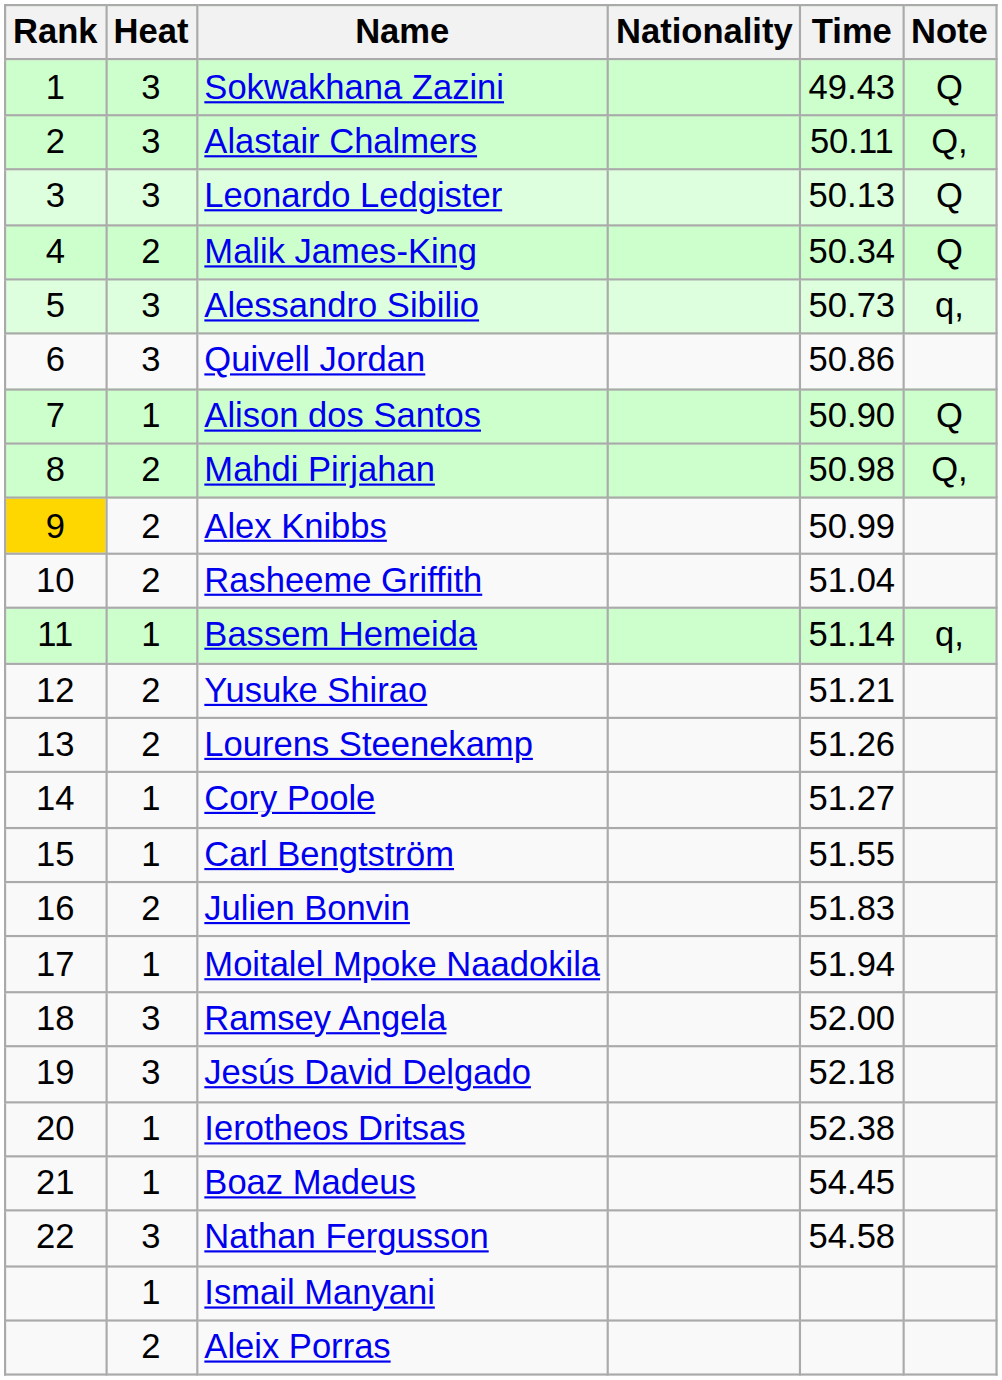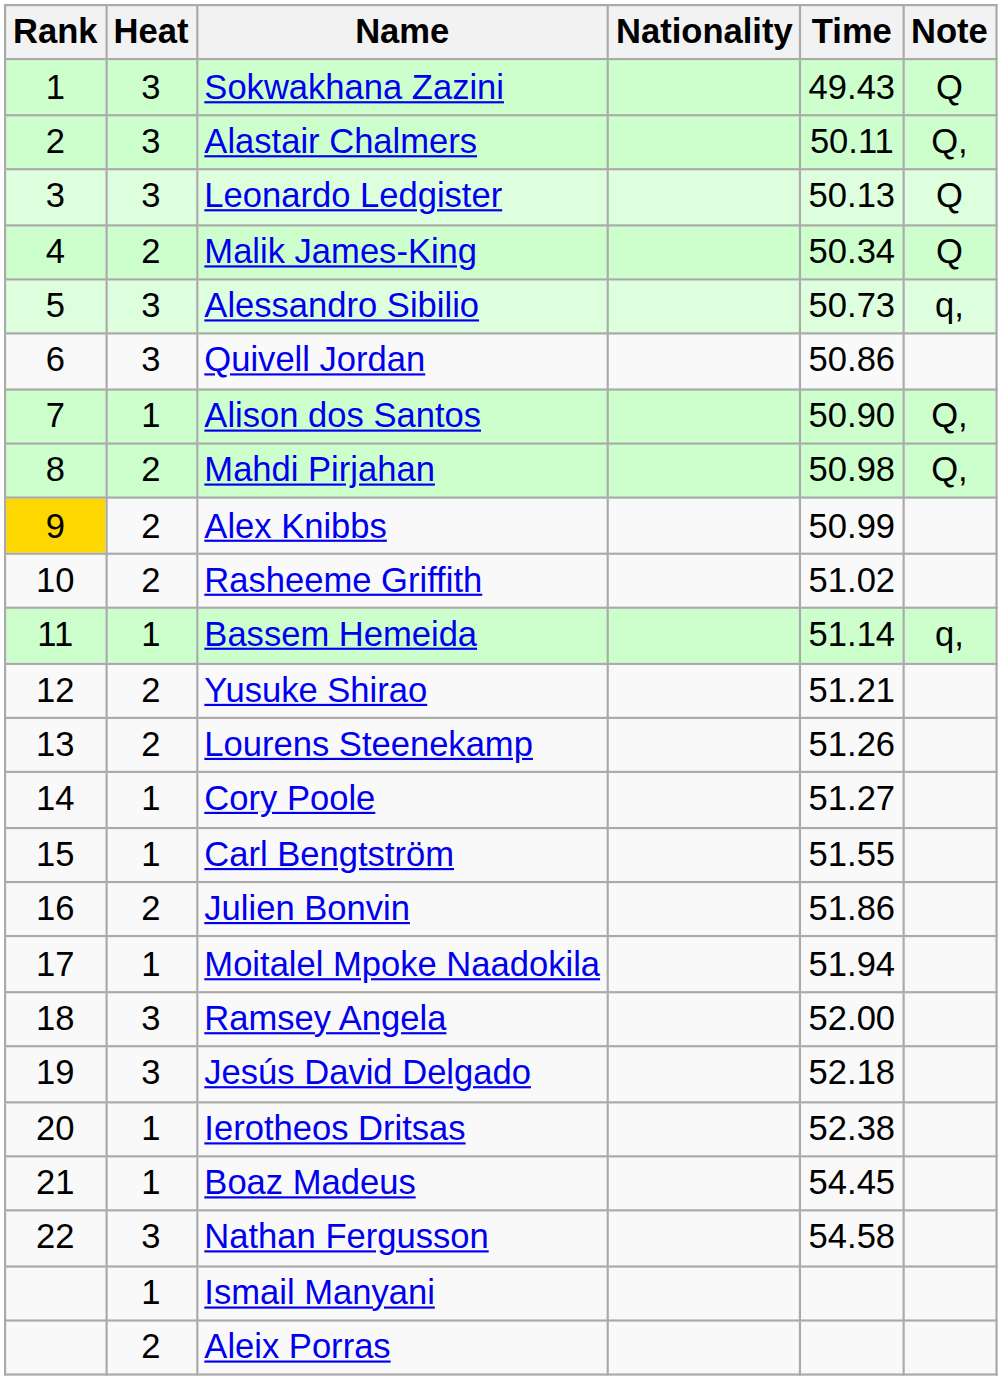(949, 415) Q -> (949, 415) Q,
(852, 580) 51.04 -> (852, 580) 51.02
(852, 908) 51.83 -> (852, 908) 51.86
